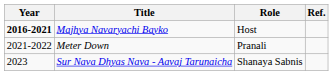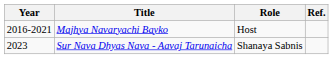(29, 29) bold -> (29, 29) normal
- row: (83, 45)
